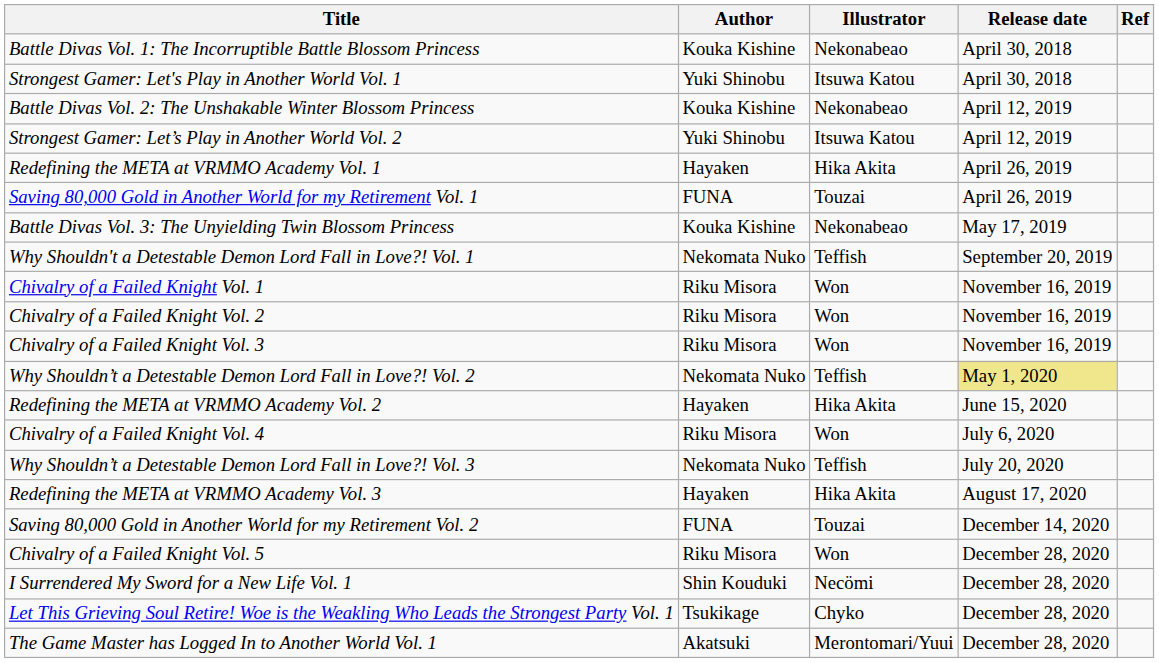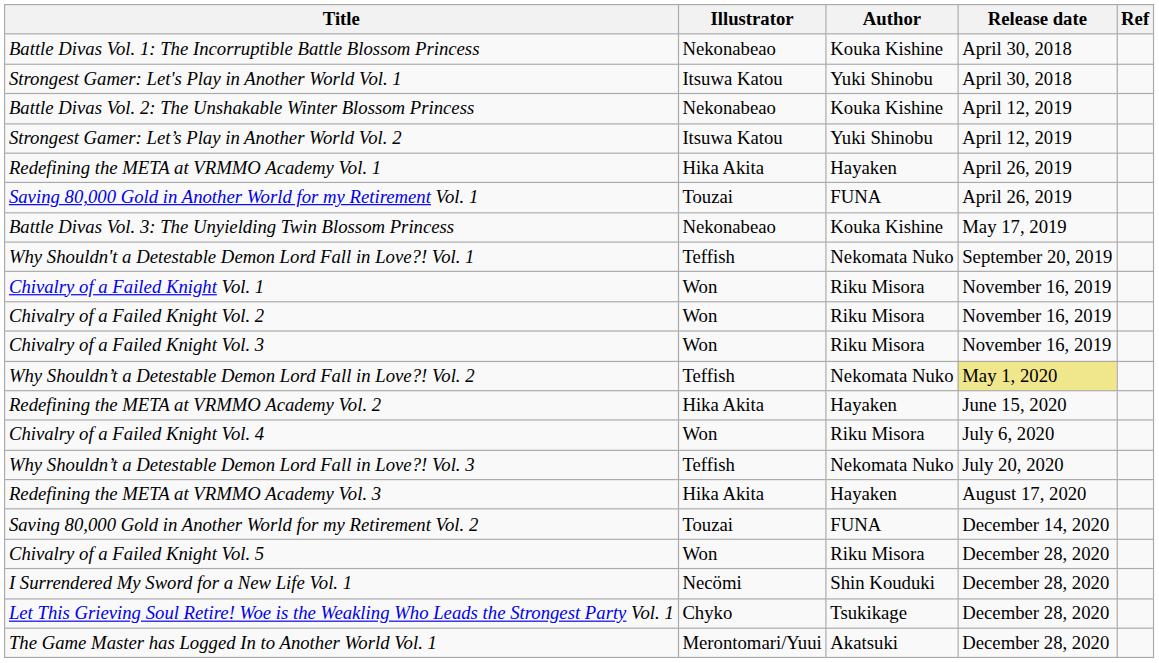columns swapped: (744, 19) <-> (884, 19)
